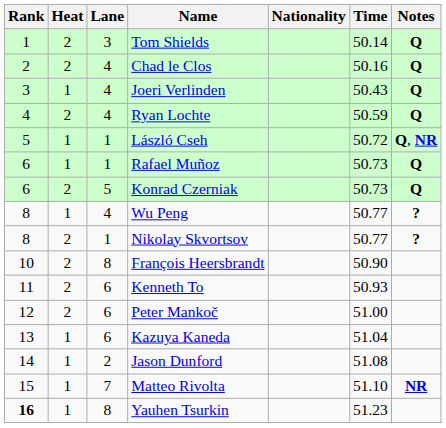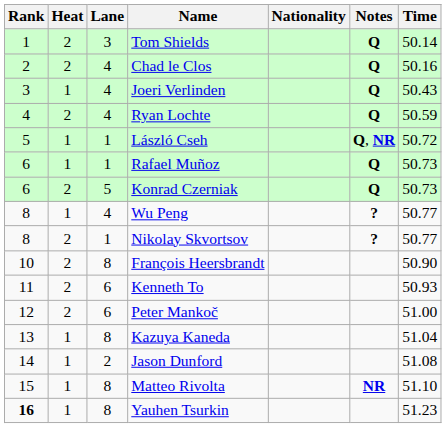columns swapped: (370, 16) <-> (416, 16)
(107, 336) 6 -> (107, 336) 8
(107, 386) 7 -> (107, 386) 8
